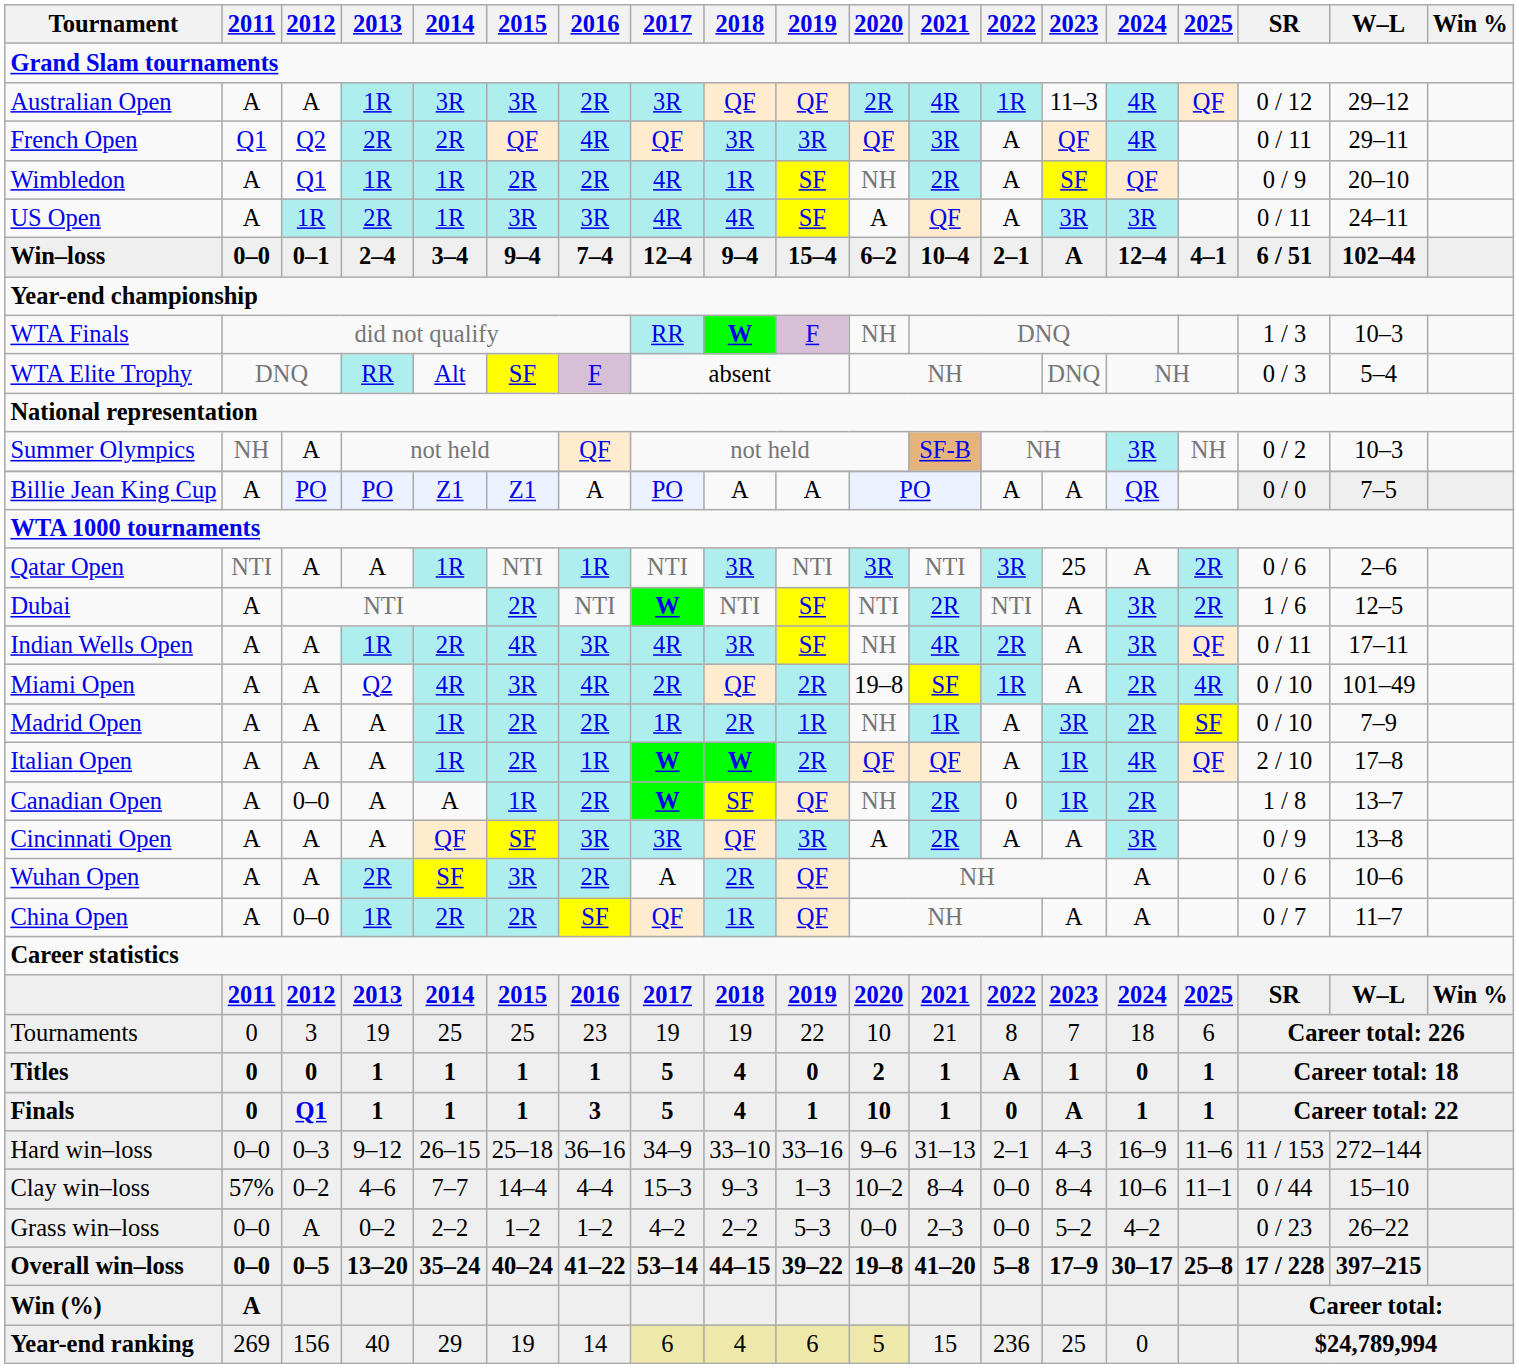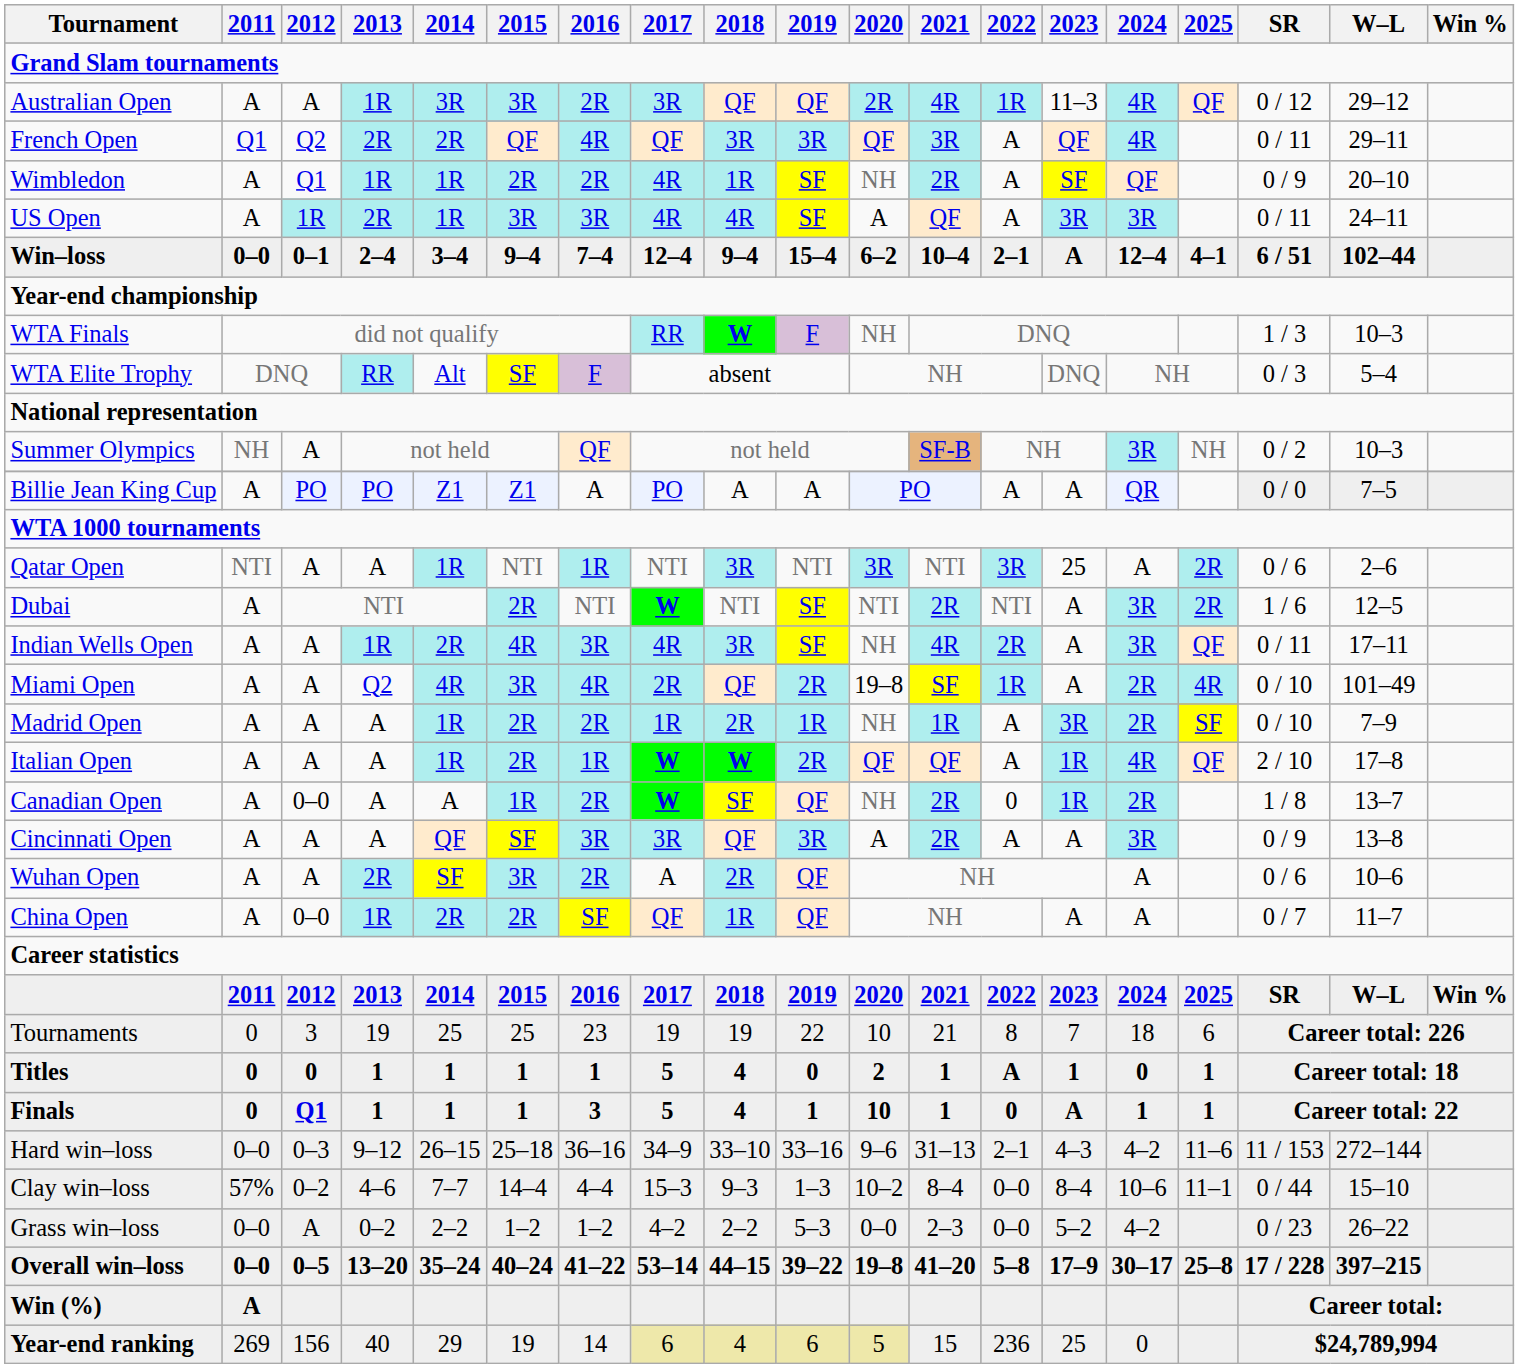(1142, 1149) 16–9 -> (1142, 1149) 4–2
